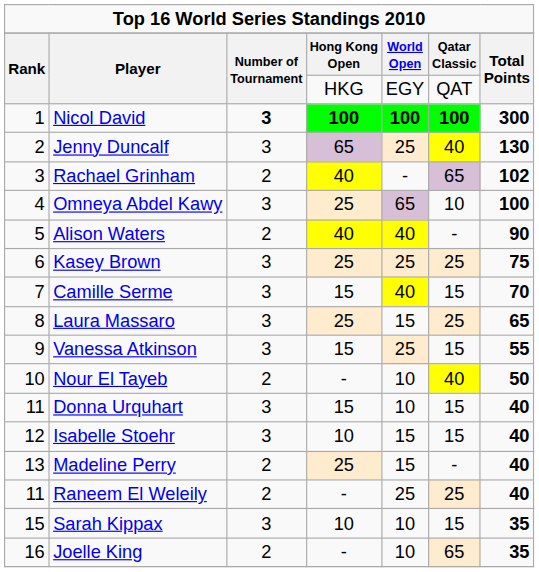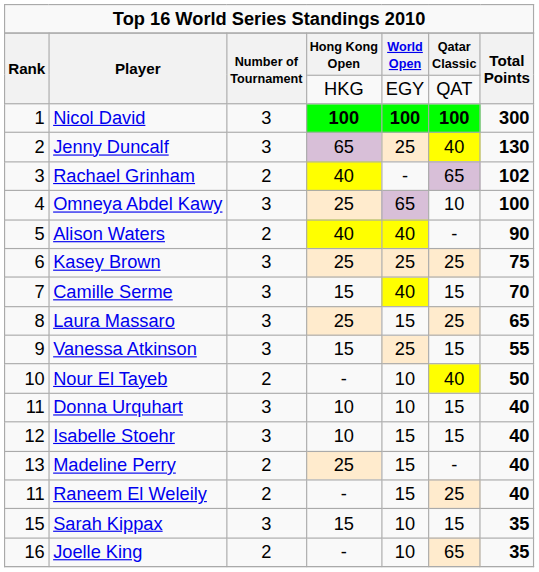(266, 118) bold -> (266, 118) normal
(344, 407) 15 -> (344, 407) 10
(405, 494) 25 -> (405, 494) 15
(344, 523) 10 -> (344, 523) 15
